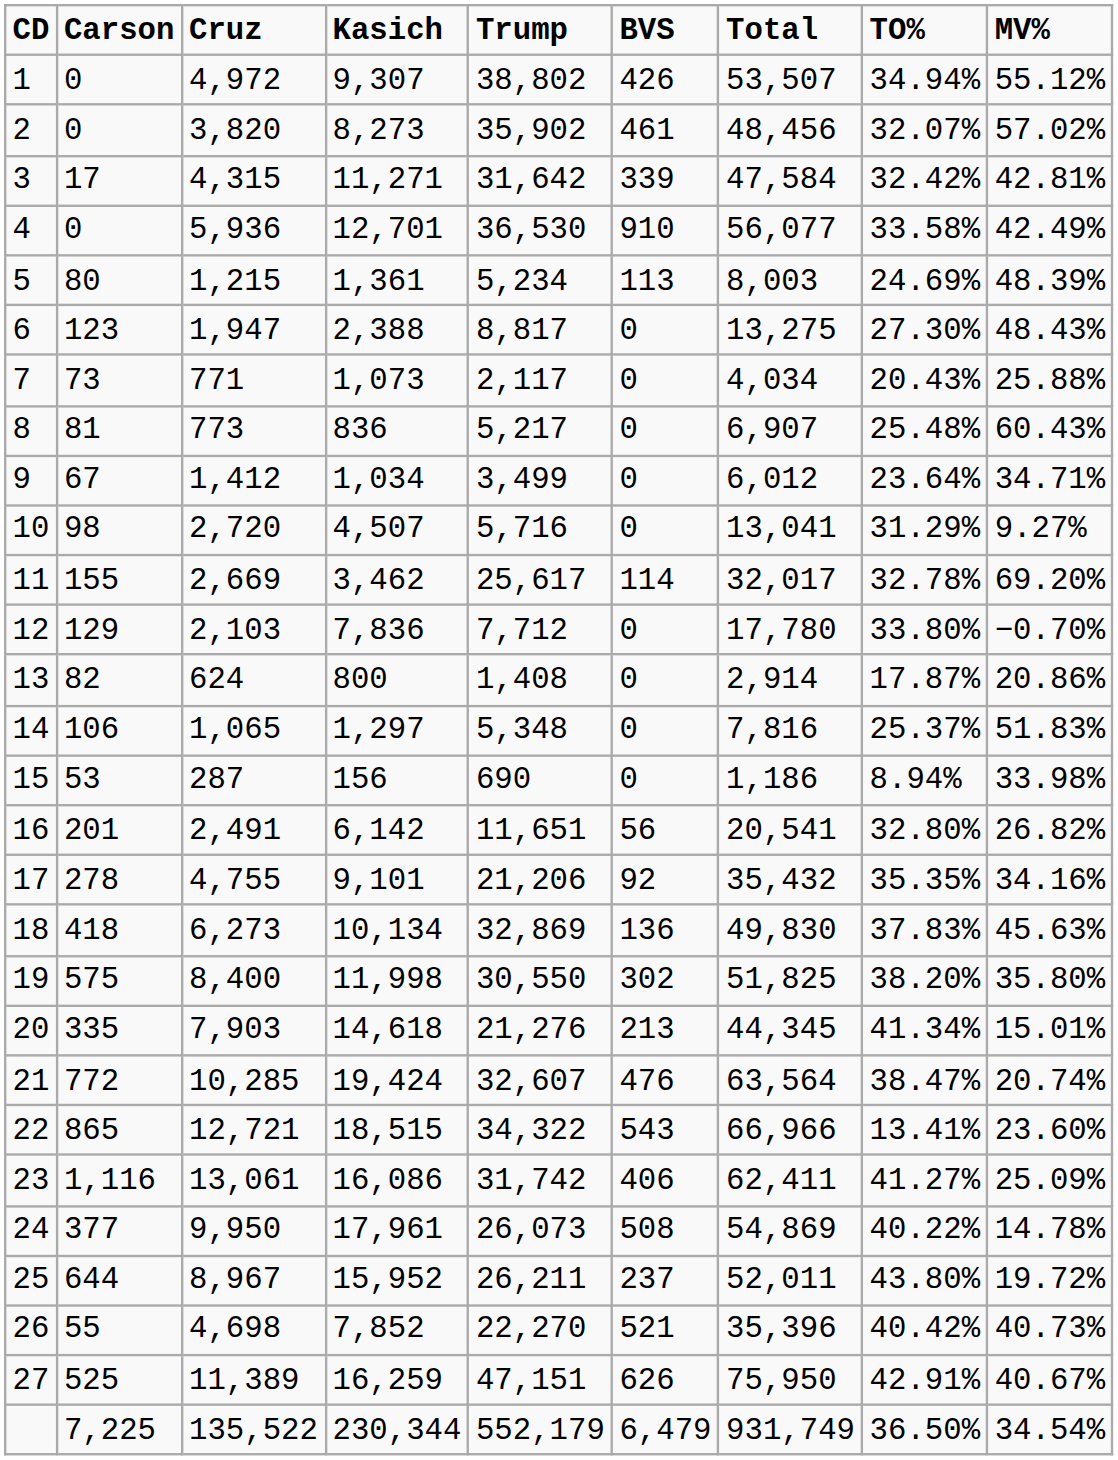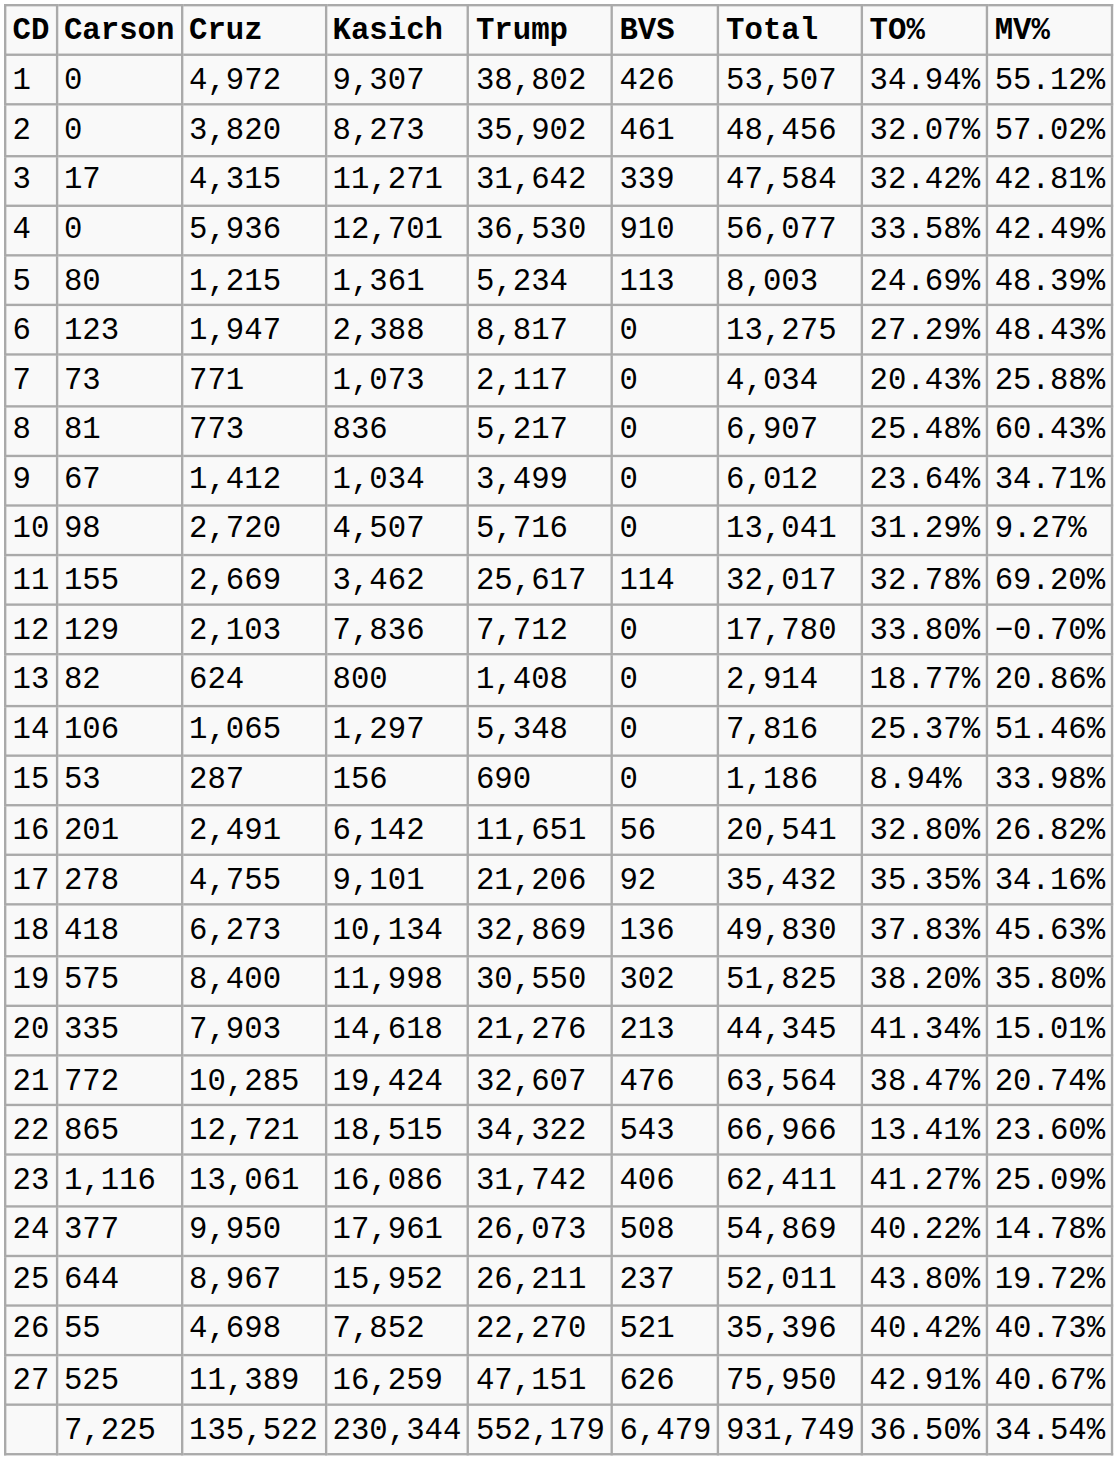(925, 330) 27.30% -> (925, 330) 27.29%
(925, 680) 17.87% -> (925, 680) 18.77%
(1050, 730) 51.83% -> (1050, 730) 51.46%
